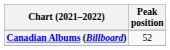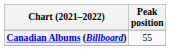(147, 38) 52 -> (147, 38) 55
